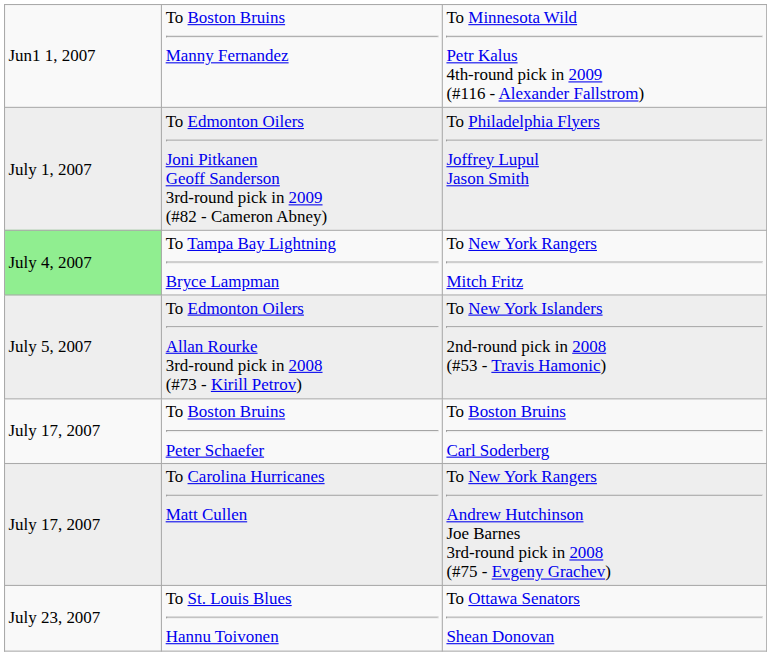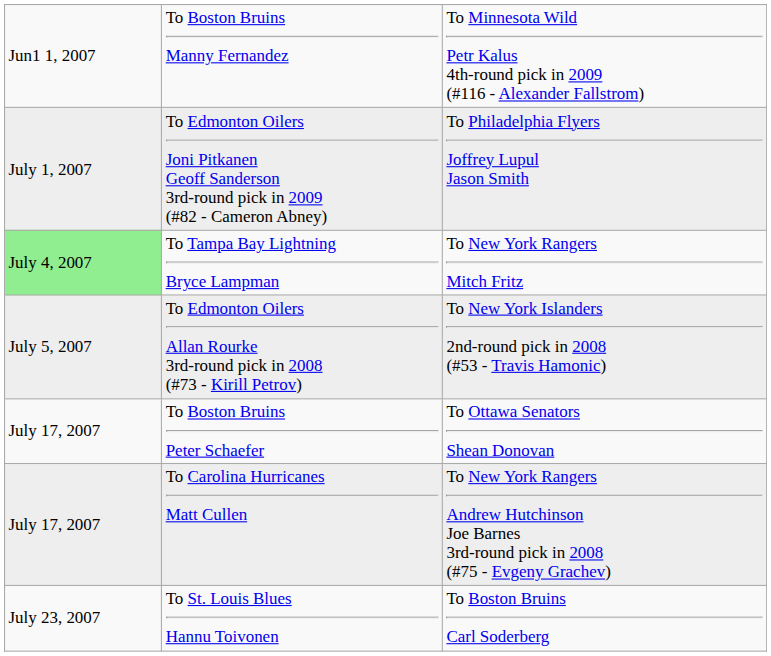(605, 430) To Boston Bruins Carl Soderberg -> (605, 430) To Ottawa Senators Shean Donovan
(605, 618) To Ottawa Senators Shean Donovan -> (605, 618) To Boston Bruins Carl Soderberg
